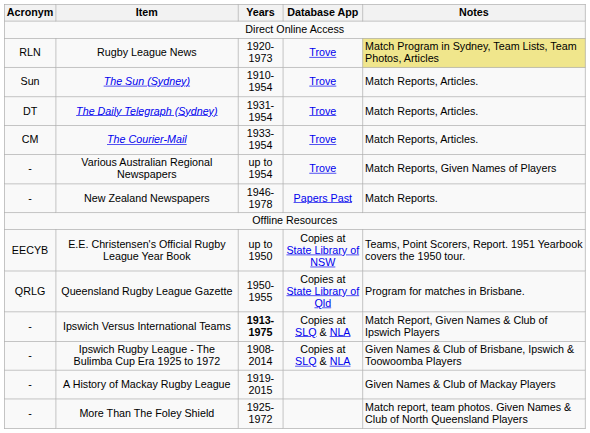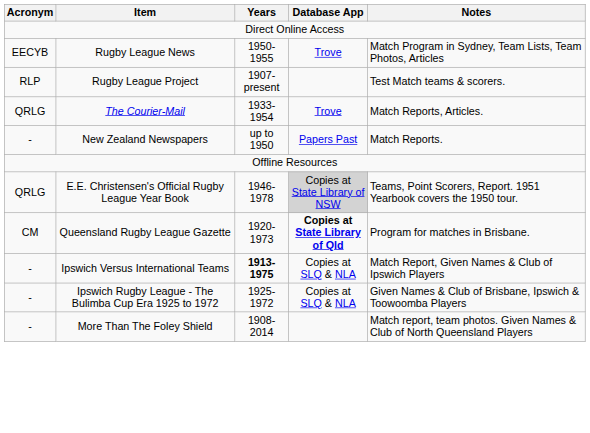(30, 53) RLN -> (30, 53) EECYB
(260, 53) 1920-1973 -> (262, 53) 1950-1955
(471, 53) khaki background -> (476, 53) no background
+ row: (145, 82)
- row: (147, 82)
- row: (147, 111)
(30, 140) CM -> (30, 111) QRLG
- row: (147, 169)
(260, 198) 1946-1978 -> (262, 140) up to 1950
(30, 250) EECYB -> (30, 192) QRLG
(260, 250) up to 1950 -> (262, 192) 1946-1978
(323, 250) no background -> (328, 192) lightgrey background
(30, 291) QRLG -> (30, 233) CM
(260, 291) 1950-1955 -> (262, 233) 1920-1973
(323, 291) normal -> (328, 233) bold
(260, 355) 1908-2014 -> (262, 297) 1925-1972
- row: (147, 384)
(260, 413) 1925-1972 -> (262, 326) 1908-2014
